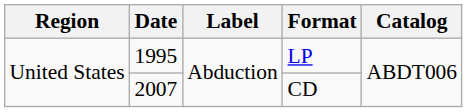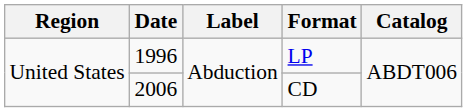(156, 55) 1995 -> (156, 55) 1996
(156, 89) 2007 -> (156, 89) 2006
